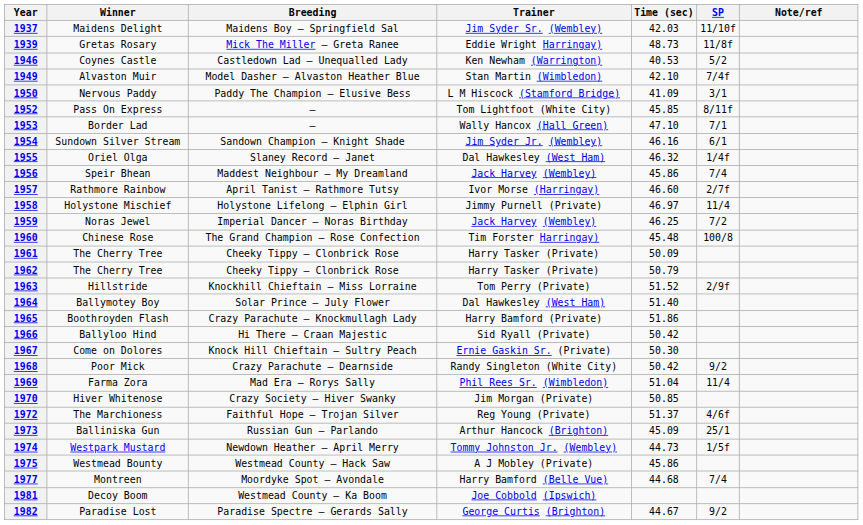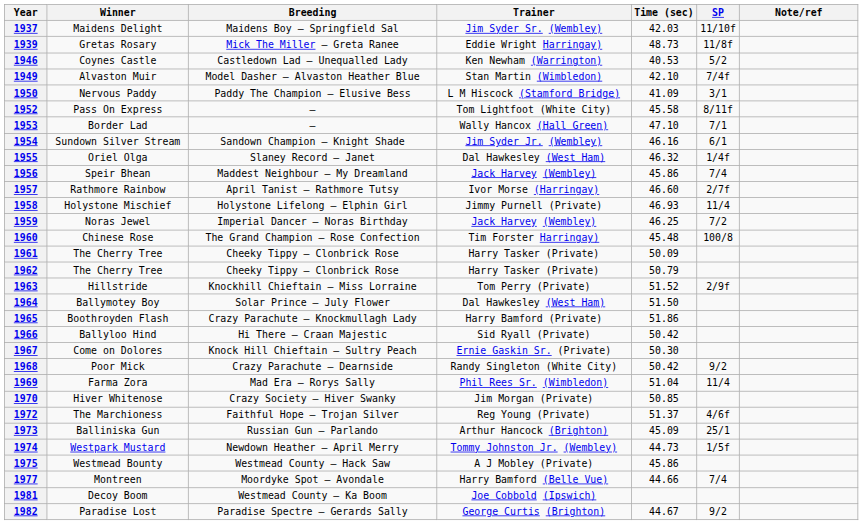(664, 109) 45.85 -> (664, 109) 45.58
(664, 206) 46.97 -> (664, 206) 46.93
(664, 302) 51.40 -> (664, 302) 51.50
(664, 479) 44.68 -> (664, 479) 44.66
